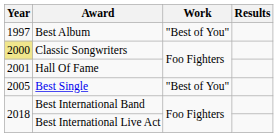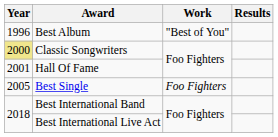(19, 31) 1997 -> (19, 31) 1996
(198, 86) "Best of You" -> (196, 86) Foo Fighters
